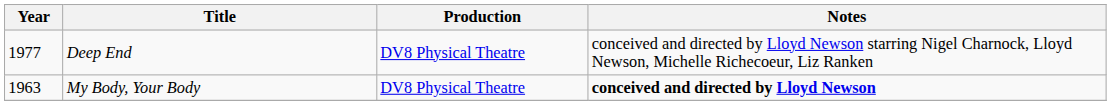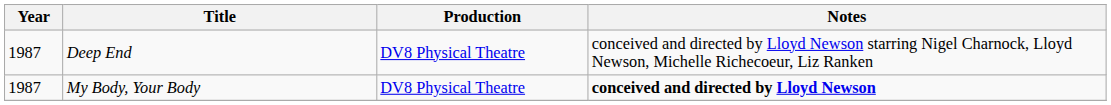(25, 52) 1977 -> (25, 52) 1987
(25, 87) 1963 -> (25, 87) 1987
